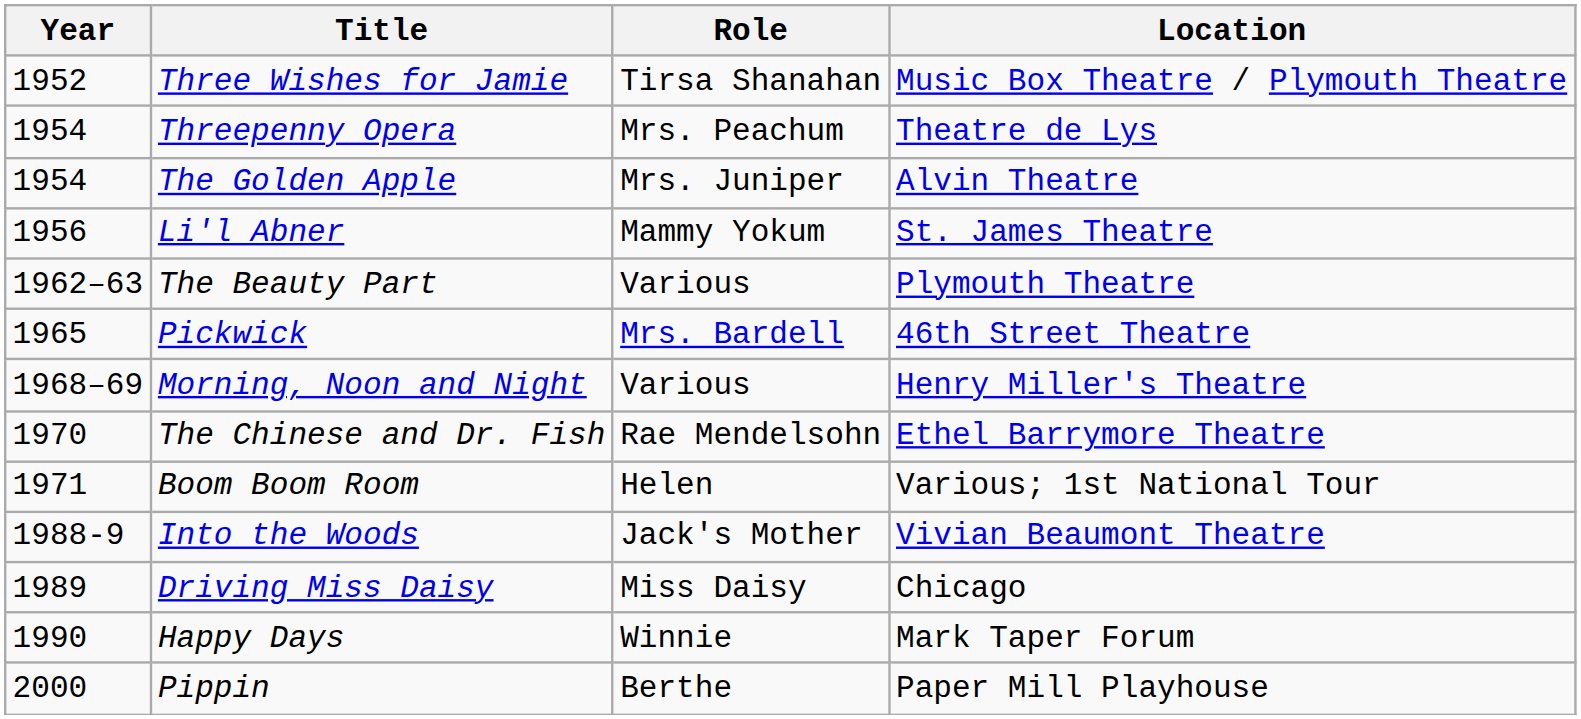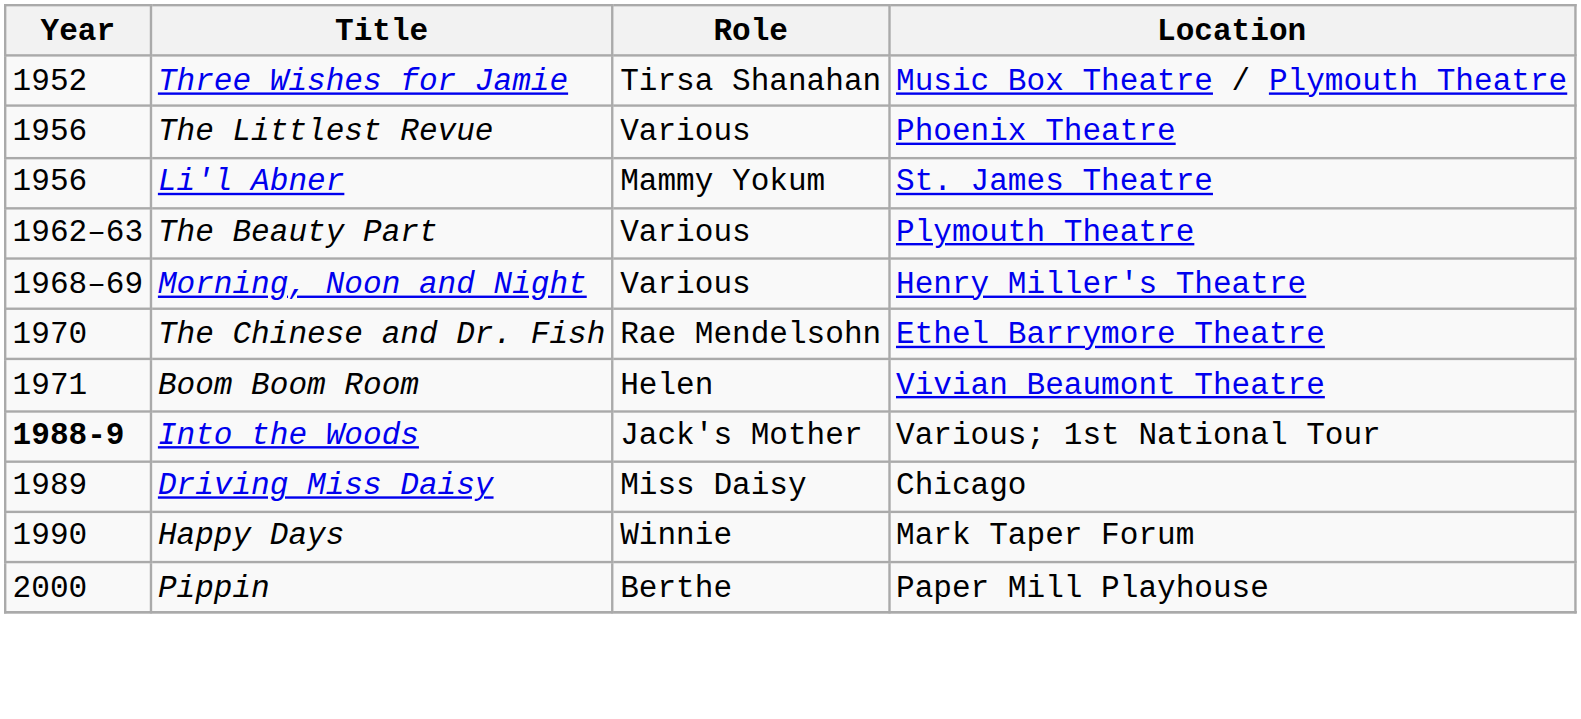- row: (307, 132)
- row: (307, 182)
+ row: (326, 132)
- row: (232, 334)
(1138, 486) Various; 1st National Tour -> (1110, 385) Vivian Beaumont Theatre
(69, 537) normal -> (69, 436) bold
(1110, 537) Vivian Beaumont Theatre -> (1138, 436) Various; 1st National Tour
